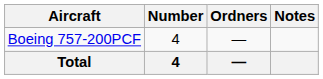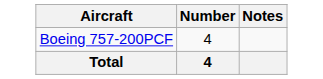- column: (239, 16)
